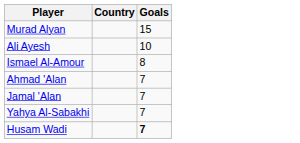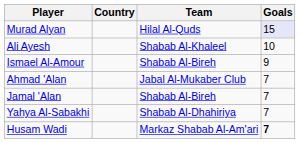+ column: (199, 12)
(145, 29) no background -> (269, 29) lavender background
(142, 63) 8 -> (266, 63) 9
